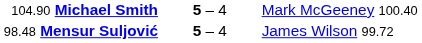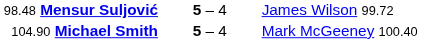rows swapped: (81, 31) <-> (85, 10)
